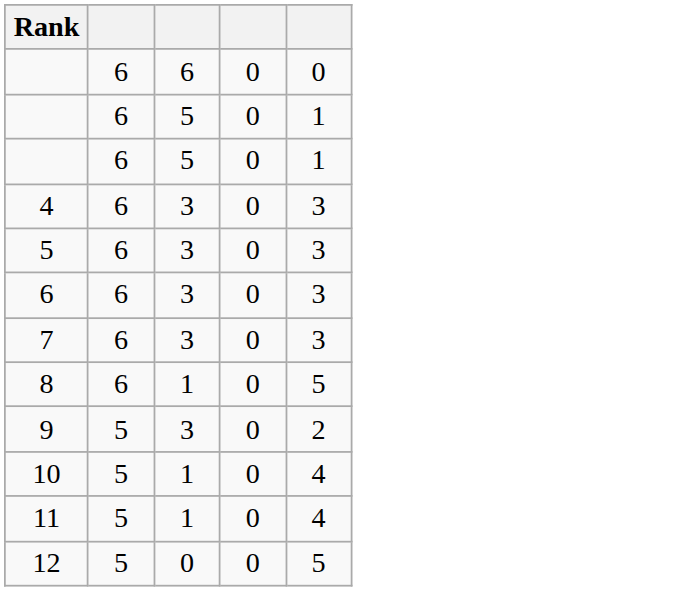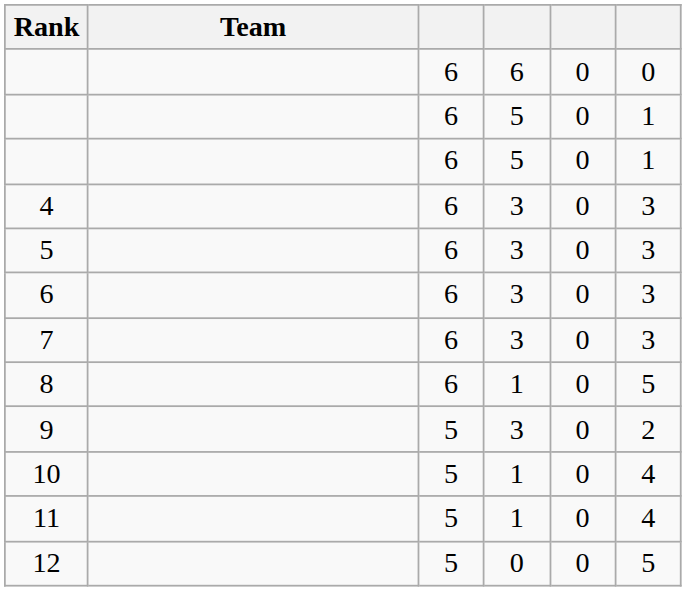+ column: (253, 26)
